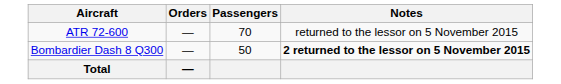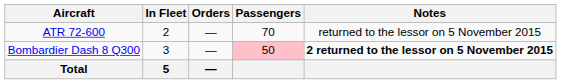+ column: (166, 13)
(245, 50) no background -> (268, 50) pink background
